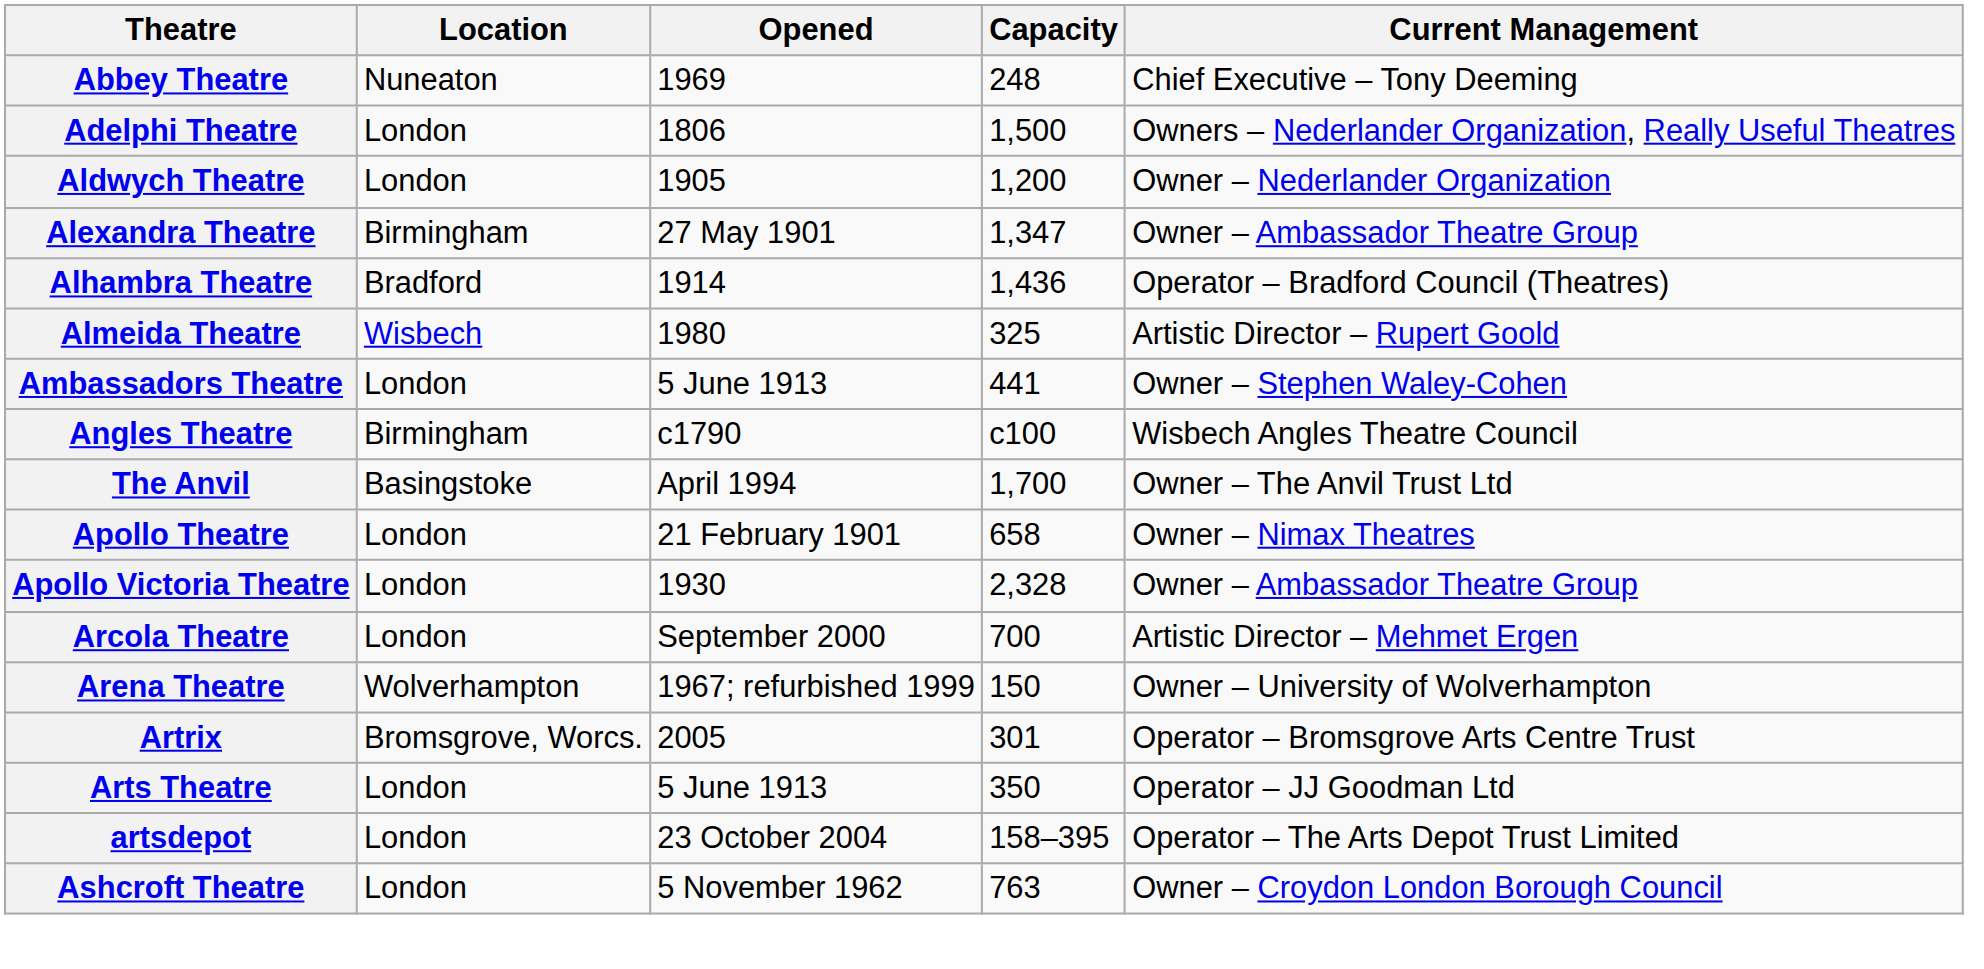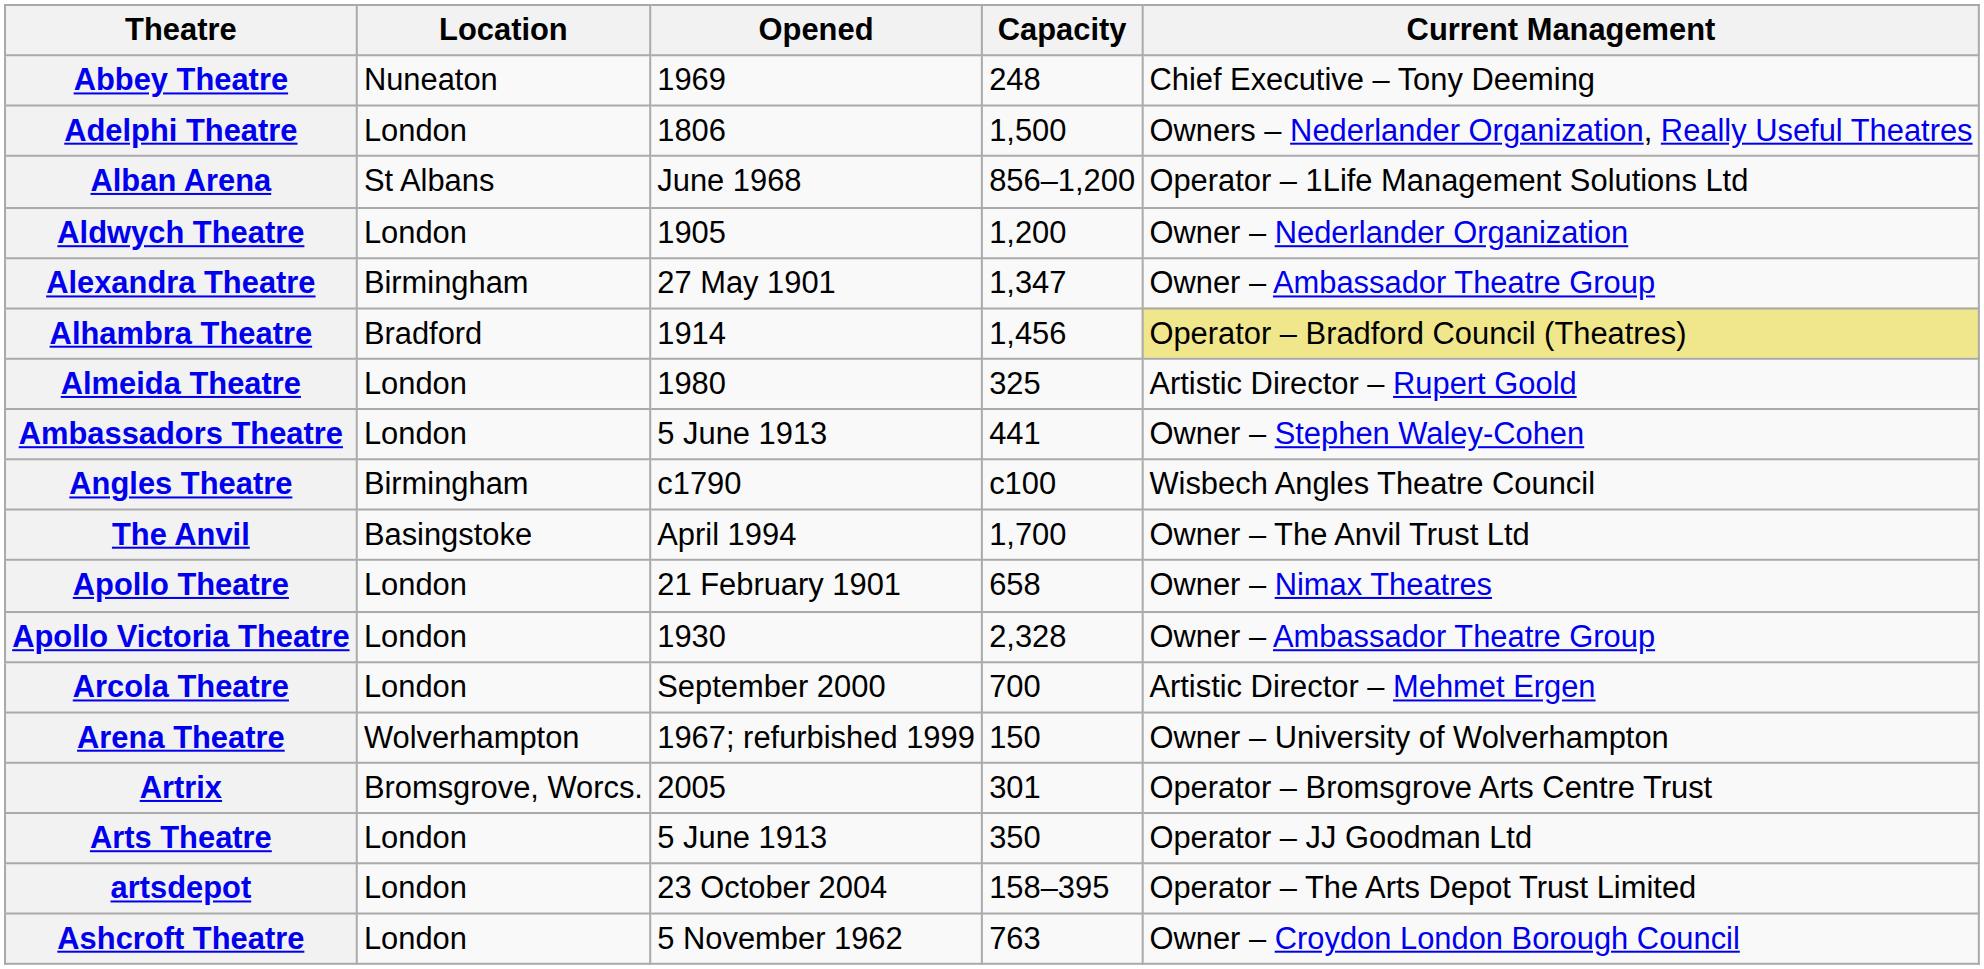+ row: (181, 181)
(1028, 282) 1,436 -> (1028, 333) 1,456
(1401, 282) no background -> (1418, 333) khaki background
(423, 333) Wisbech -> (415, 383) London
